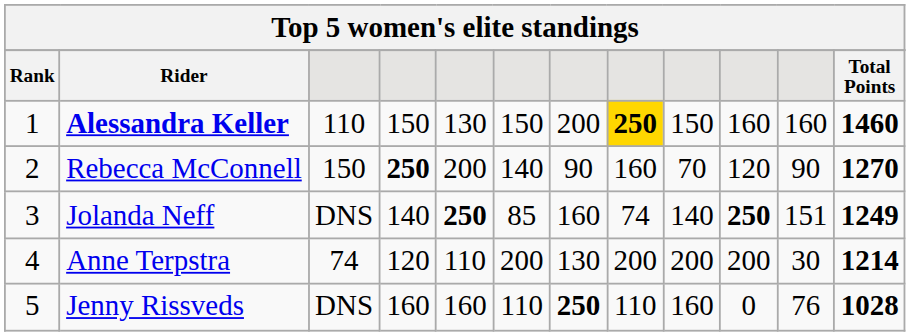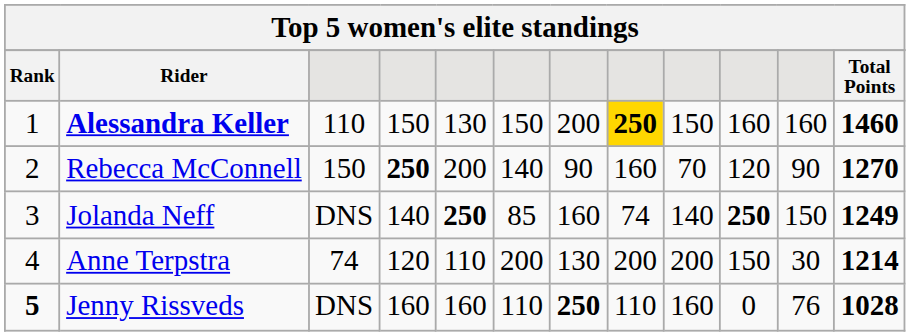(806, 214) 151 -> (806, 214) 150
(749, 260) 200 -> (749, 260) 150
(32, 306) normal -> (32, 306) bold
